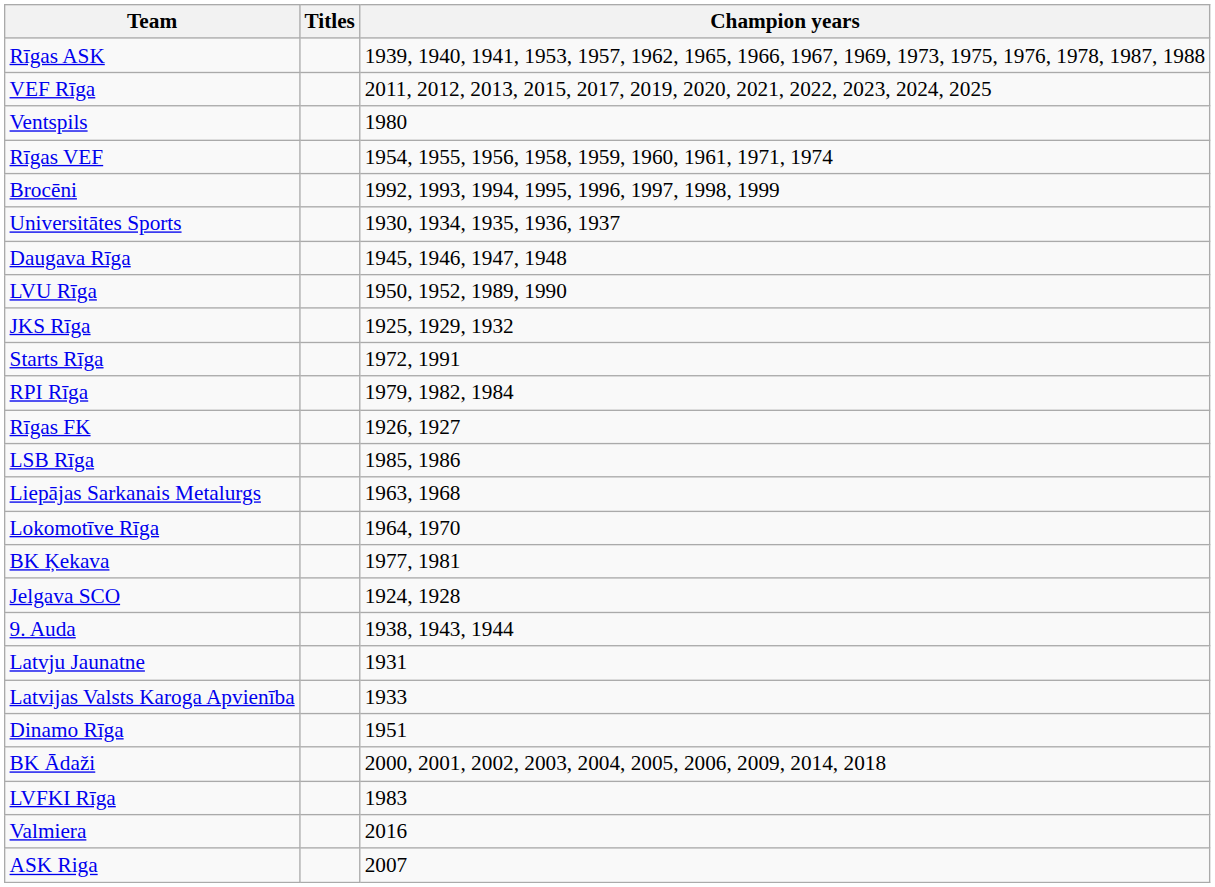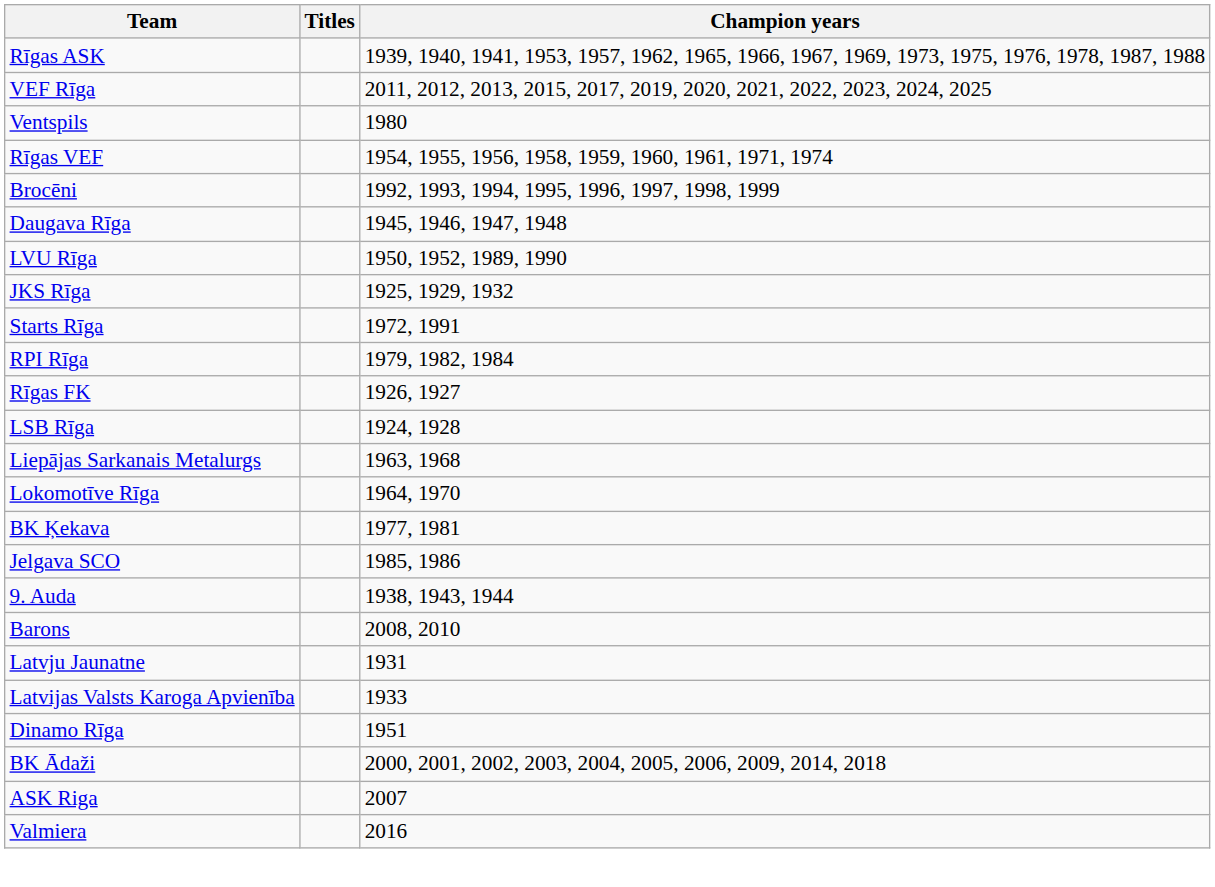- row: (96, 223)
(413, 460) 1985, 1986 -> (413, 426) 1924, 1928
(413, 595) 1924, 1928 -> (413, 561) 1985, 1986
+ row: (40, 628)
- row: (63, 797)
rows swapped: (54, 865) <-> (48, 831)
